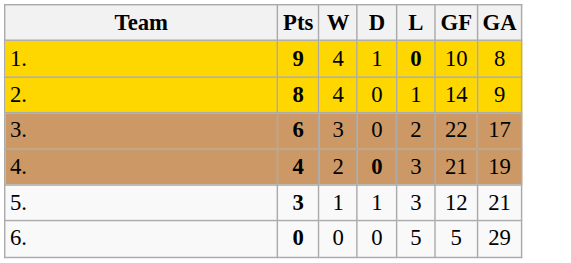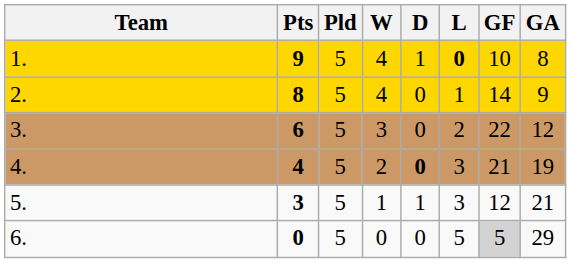+ column: (340, 22)
(500, 130) 17 -> (543, 130) 12
(456, 238) no background -> (500, 238) lightgrey background
